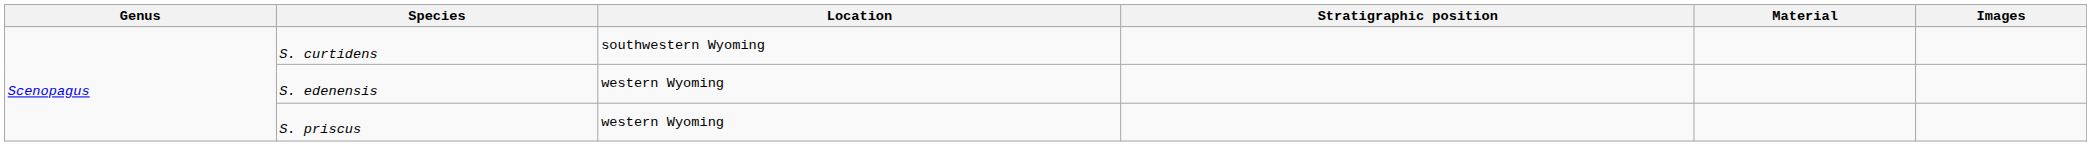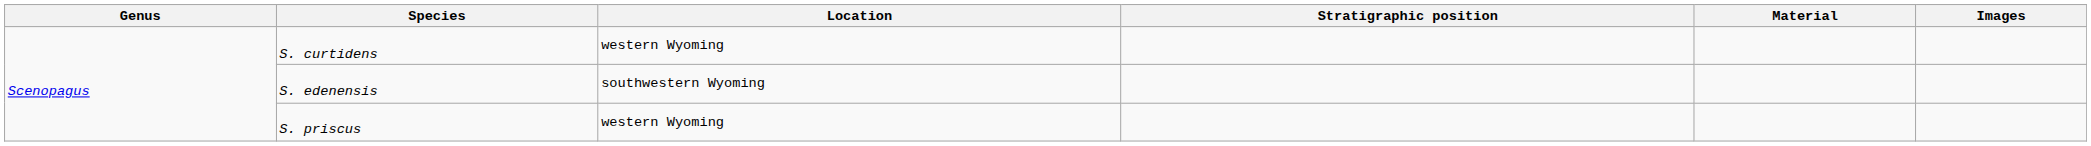(683, 46) southwestern Wyoming -> (663, 46) western Wyoming
(663, 84) western Wyoming -> (683, 84) southwestern Wyoming
